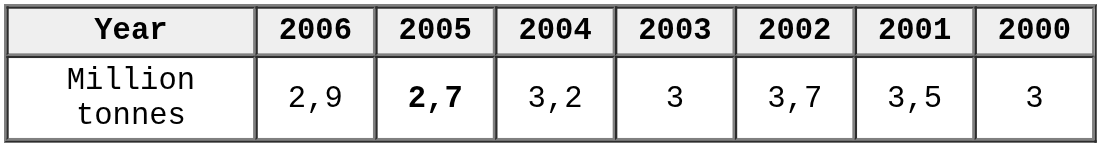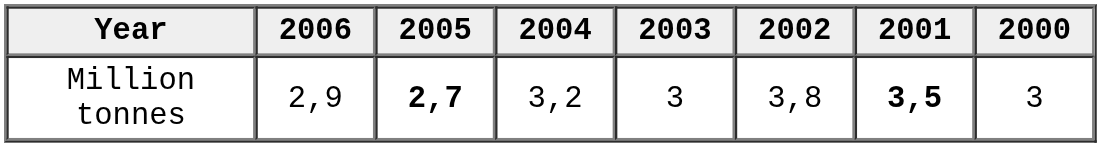(795, 98) 3,7 -> (795, 98) 3,8
(915, 98) normal -> (915, 98) bold
